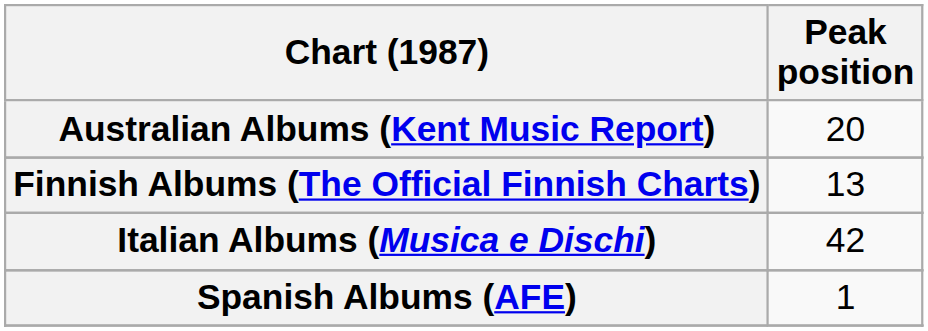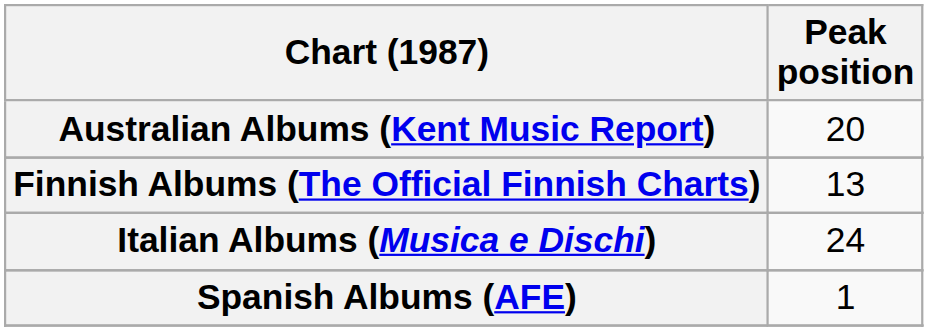(845, 240) 42 -> (845, 240) 24
